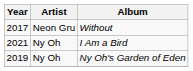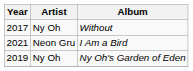(54, 27) Neon Gru -> (47, 27) Ny Oh
(47, 43) Ny Oh -> (54, 43) Neon Gru
